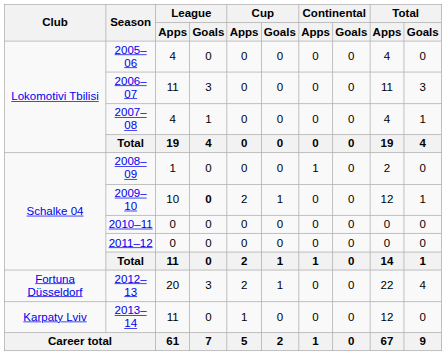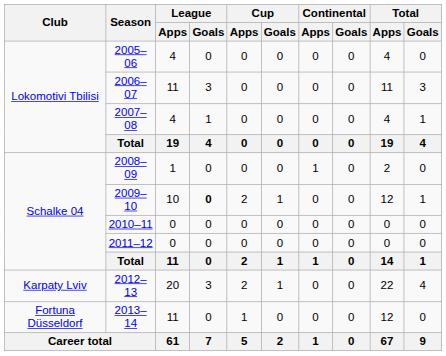(55, 285) Fortuna Düsseldorf -> (55, 285) Karpaty Lviv
(55, 317) Karpaty Lviv -> (55, 317) Fortuna Düsseldorf
